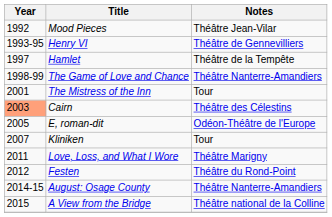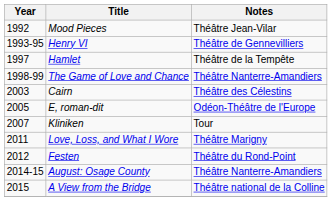- row: (100, 92)
(18, 108) lightsalmon background -> (18, 92) no background
